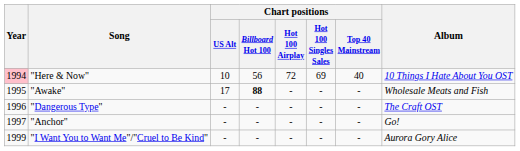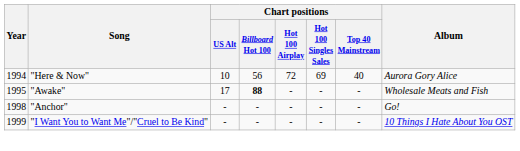(16, 76) pink background -> (16, 76) no background
(448, 76) 10 Things I Hate About You OST -> (421, 76) Aurora Gory Alice
- row: (67, 107)
(16, 122) 1997 -> (16, 107) 1998
(421, 138) Aurora Gory Alice -> (448, 122) 10 Things I Hate About You OST
